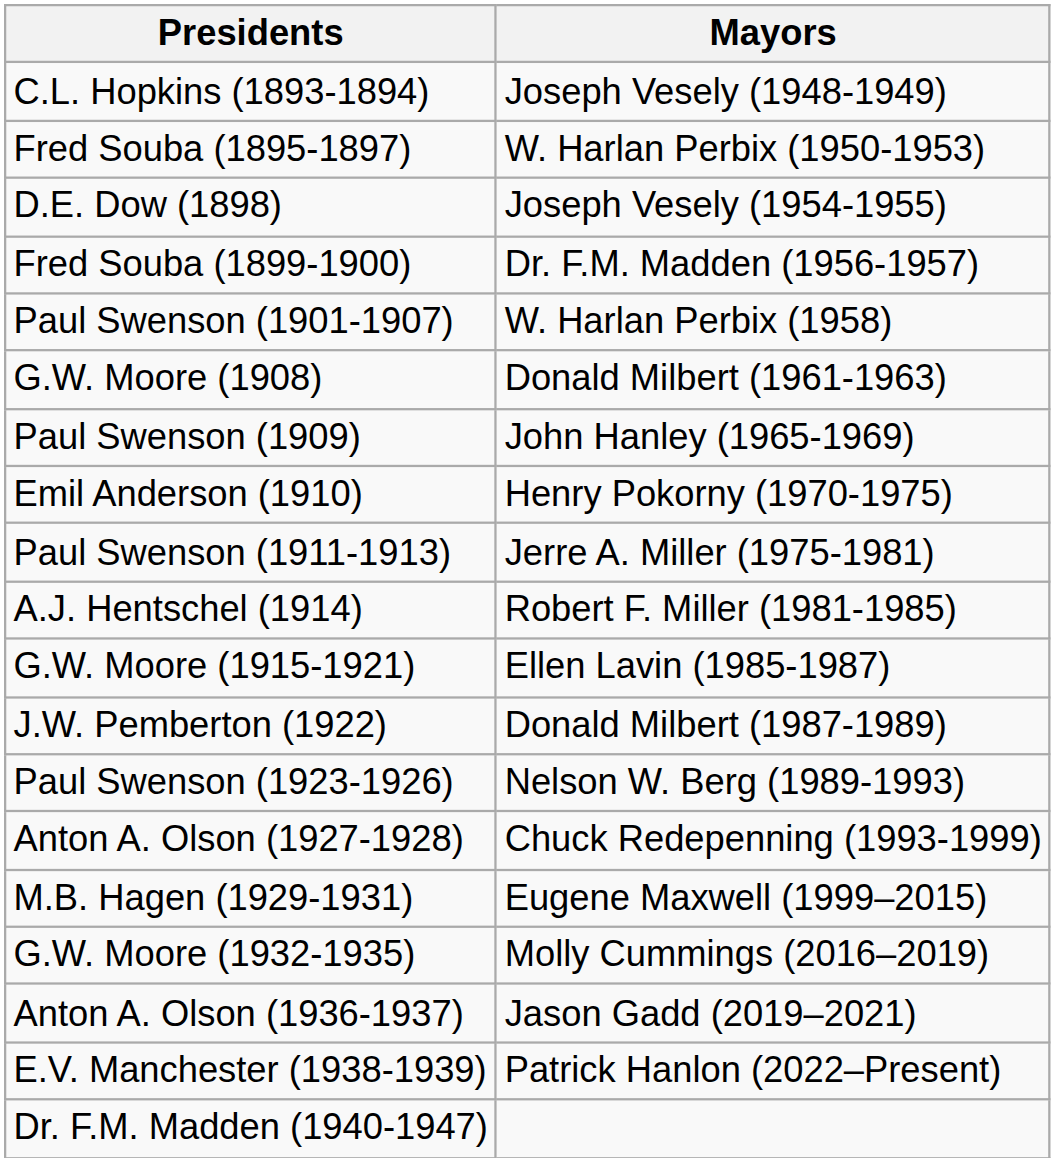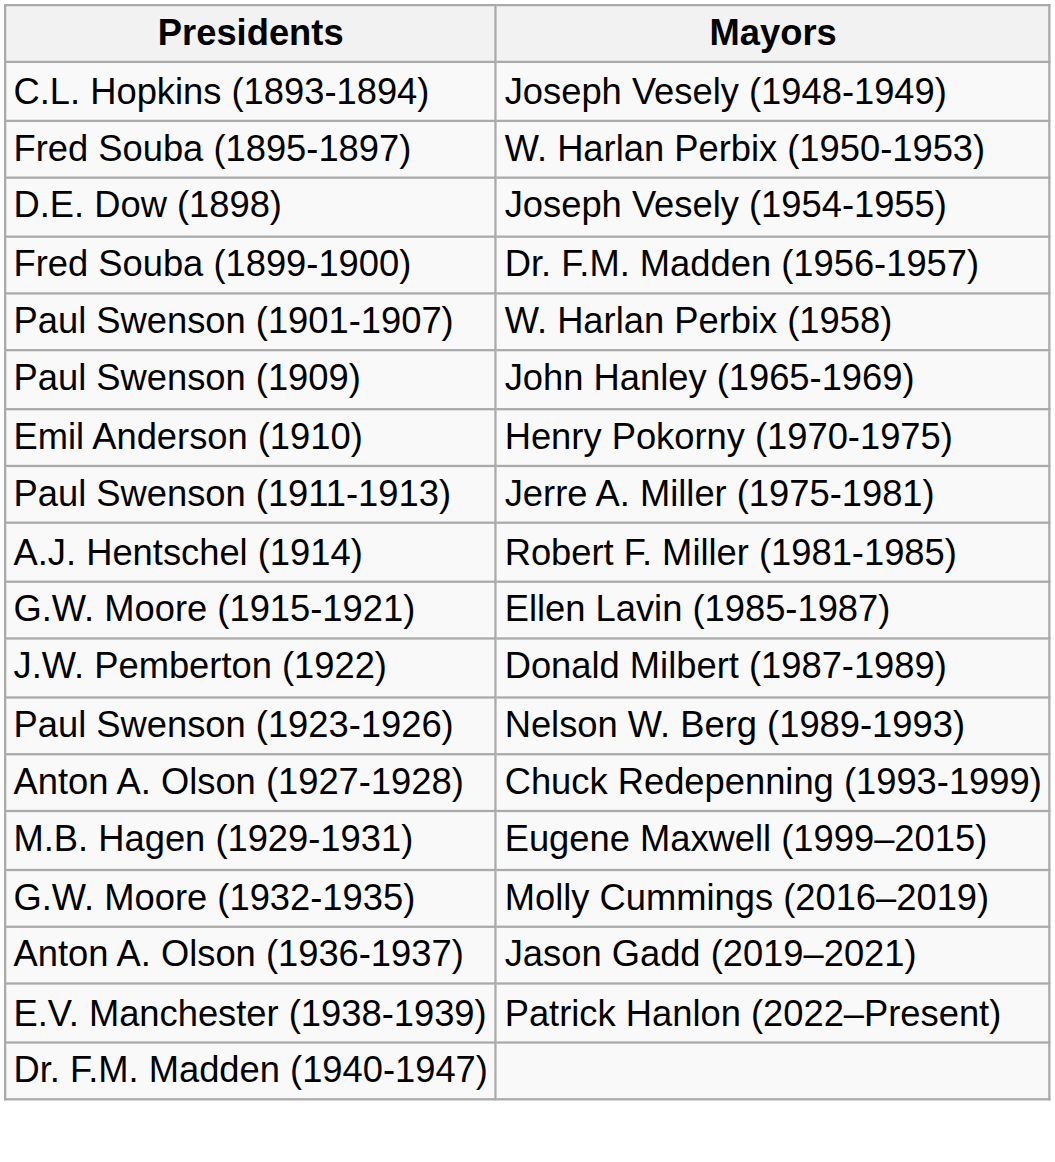- row: (168, 378)
